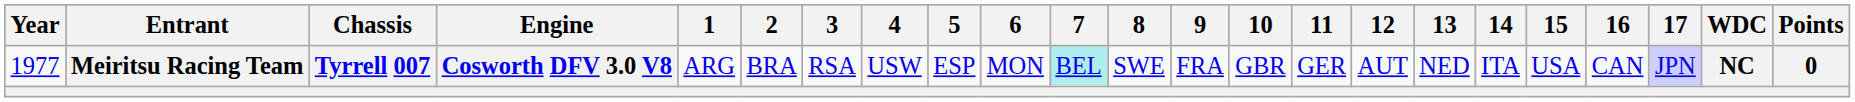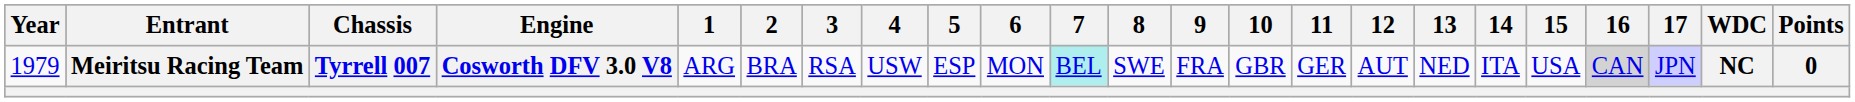(35, 65) 1977 -> (35, 65) 1979
(1618, 65) no background -> (1618, 65) lightgrey background
